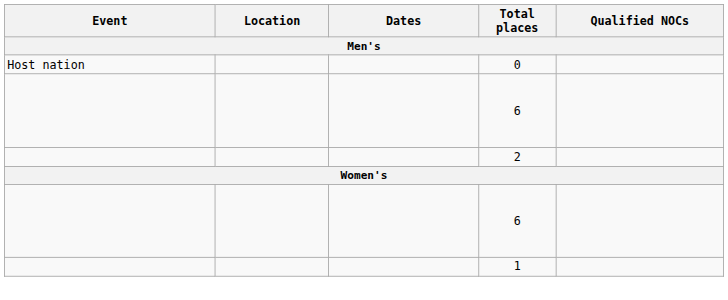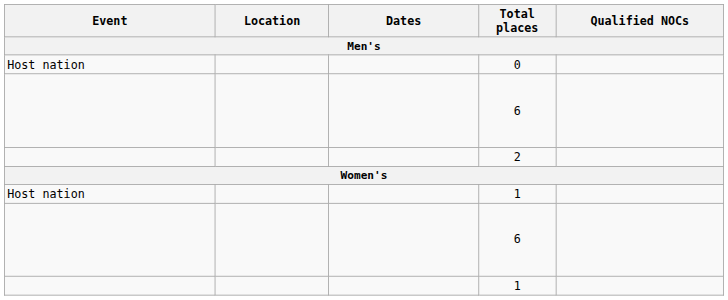+ row: (46, 194)
